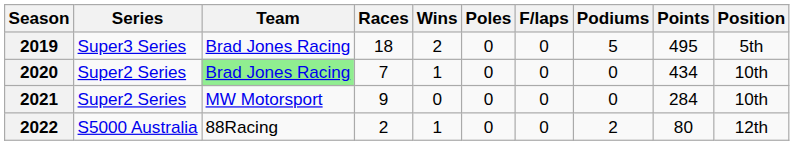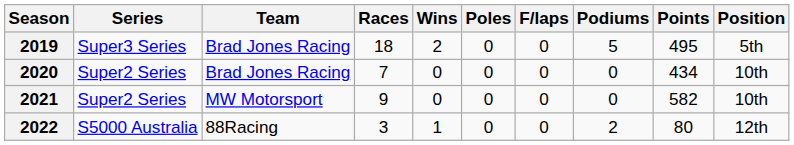(278, 73) lightgreen background -> (278, 73) no background
(437, 73) 1 -> (437, 73) 0
(683, 100) 284 -> (683, 100) 582
(384, 127) 2 -> (384, 127) 3
